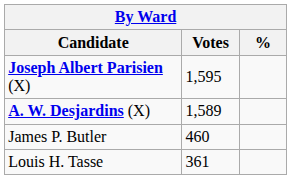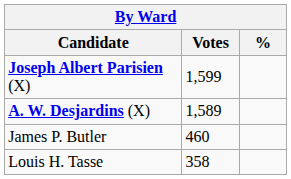(204, 76) 1,595 -> (204, 76) 1,599
(198, 162) 361 -> (198, 162) 358
